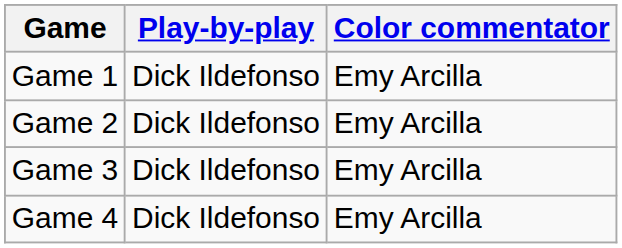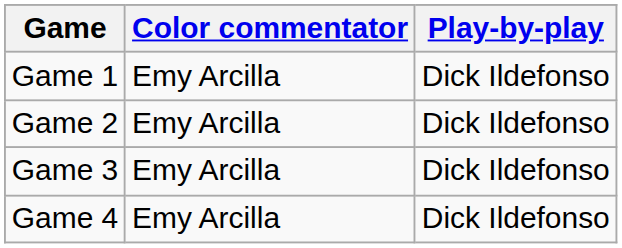columns swapped: (226, 28) <-> (472, 28)
